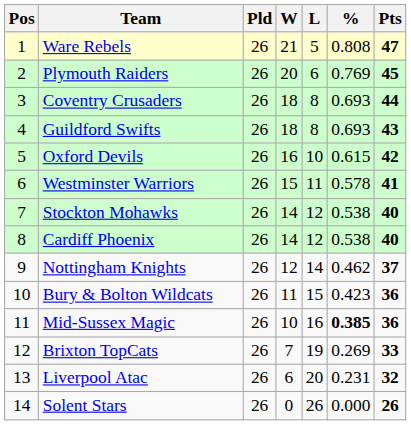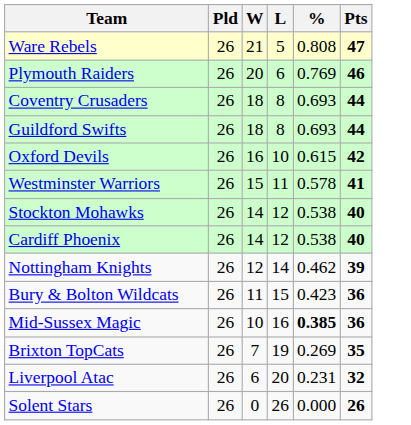- column: (22, 18)
(390, 73) 45 -> (356, 73) 46
(390, 128) 43 -> (356, 128) 44
(390, 267) 37 -> (356, 267) 39
(390, 350) 33 -> (356, 350) 35
